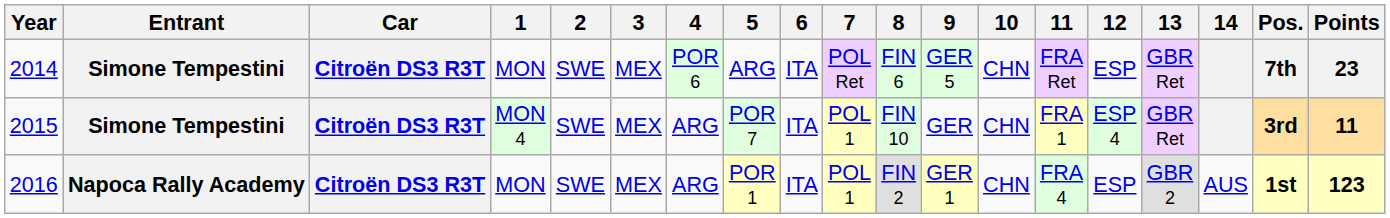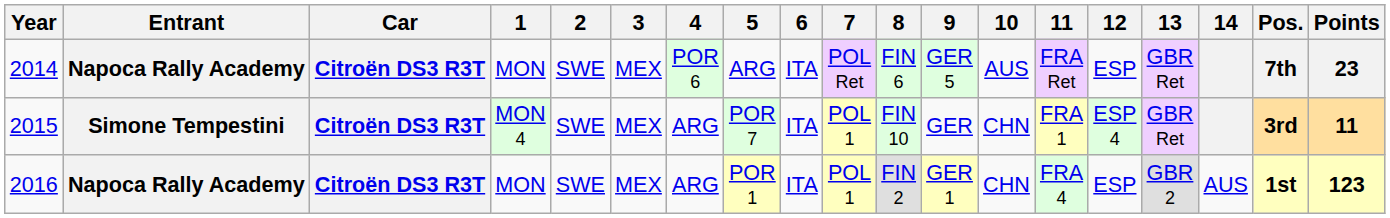(186, 68) Simone Tempestini -> (186, 68) Napoca Rally Academy
(1006, 68) CHN -> (1006, 68) AUS
